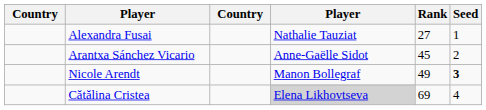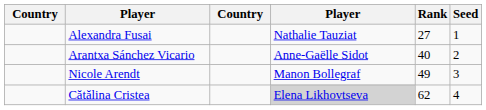(424, 54) 45 -> (424, 54) 40
(456, 74) bold -> (456, 74) normal
(424, 94) 69 -> (424, 94) 62
